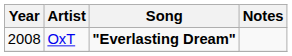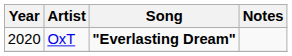(24, 39) 2008 -> (24, 39) 2020
